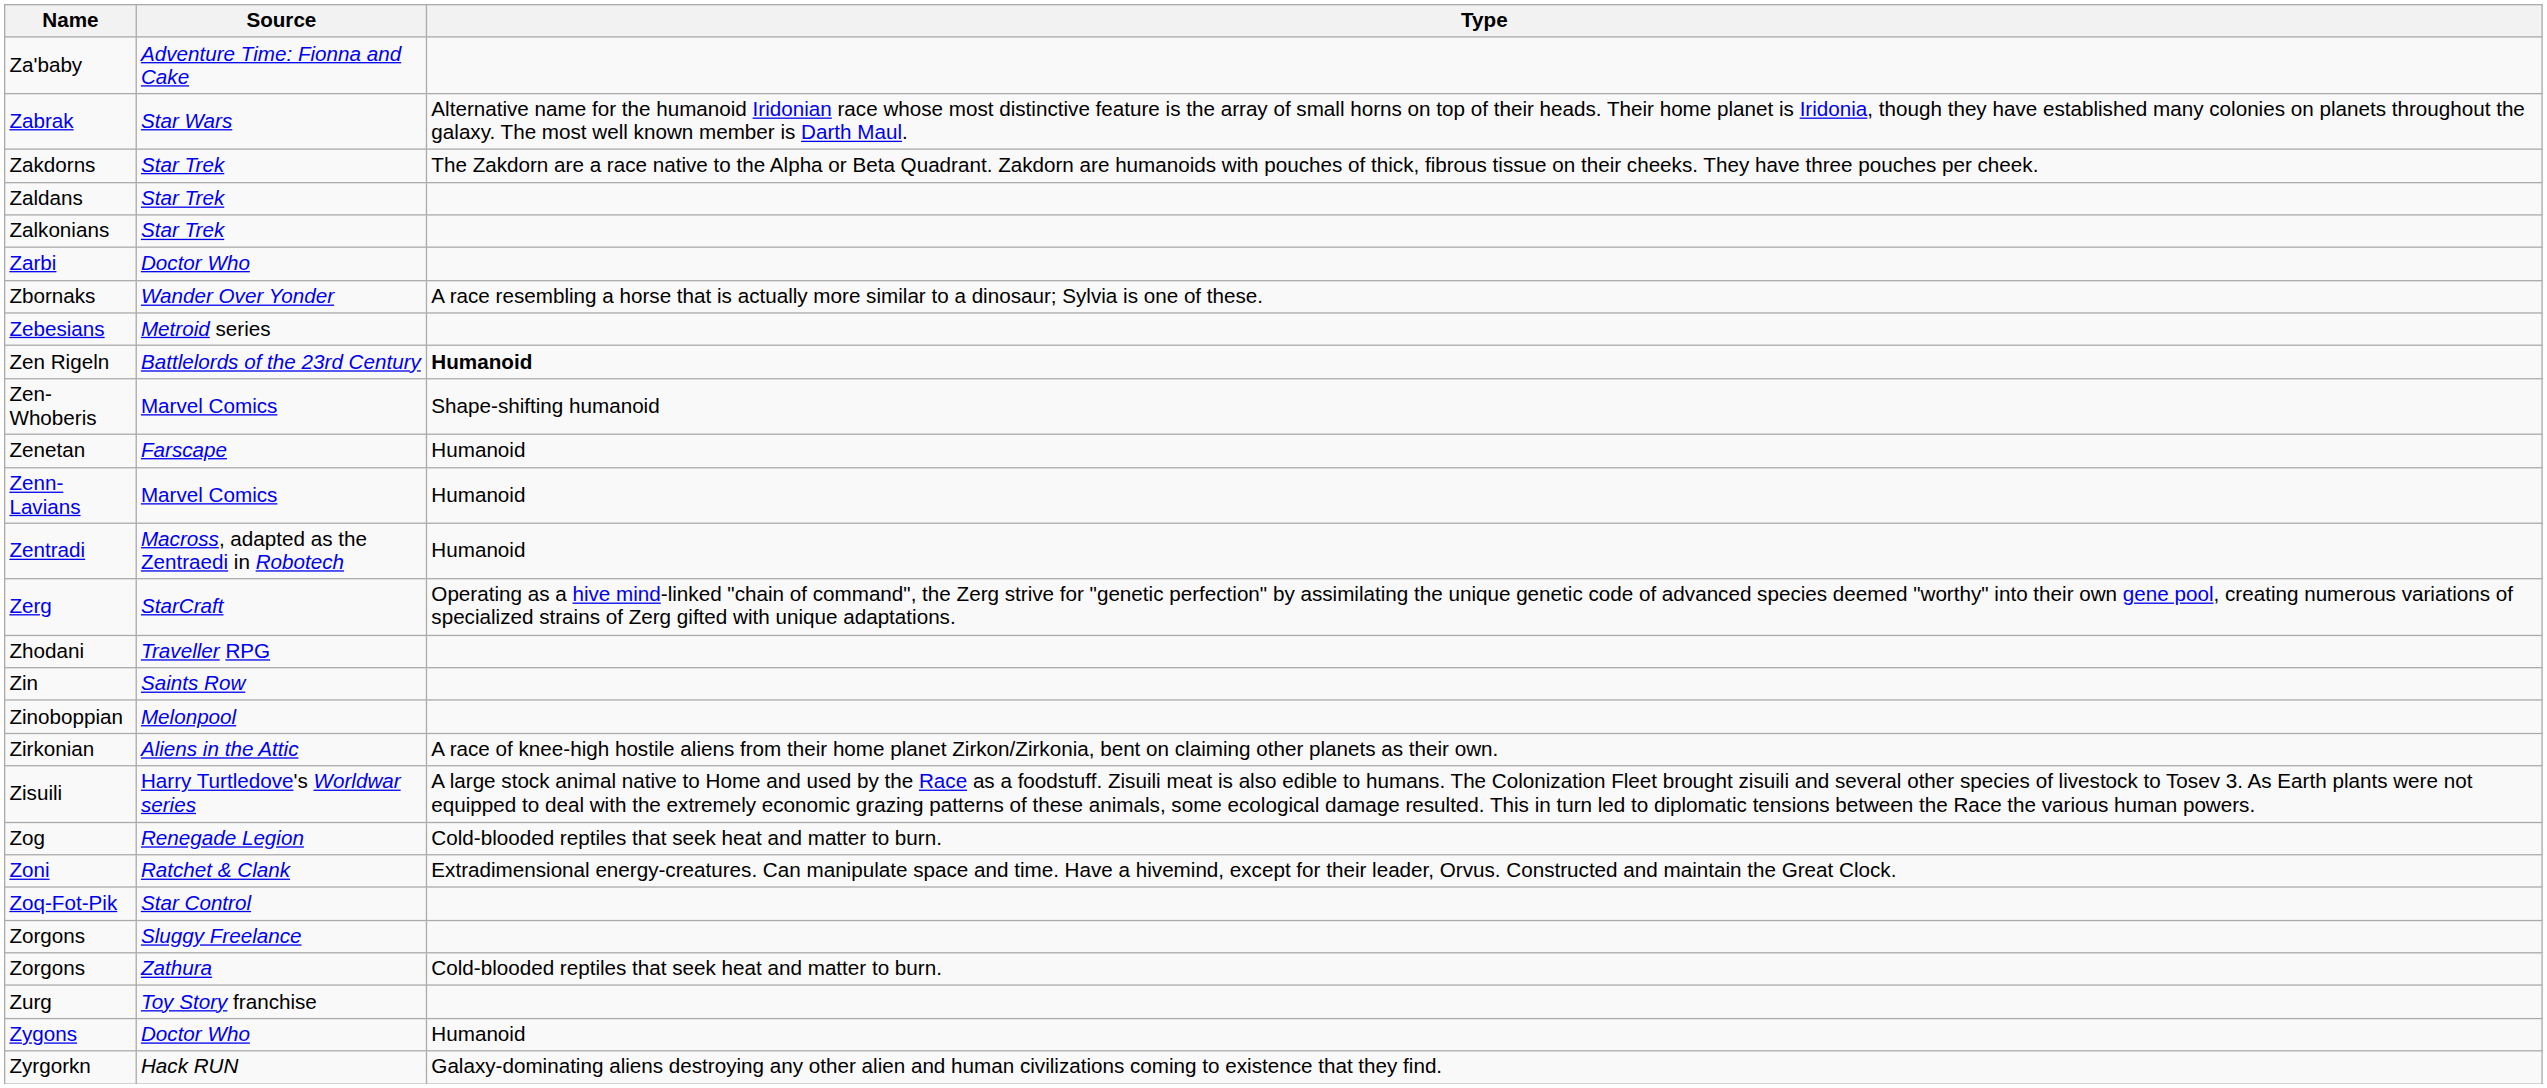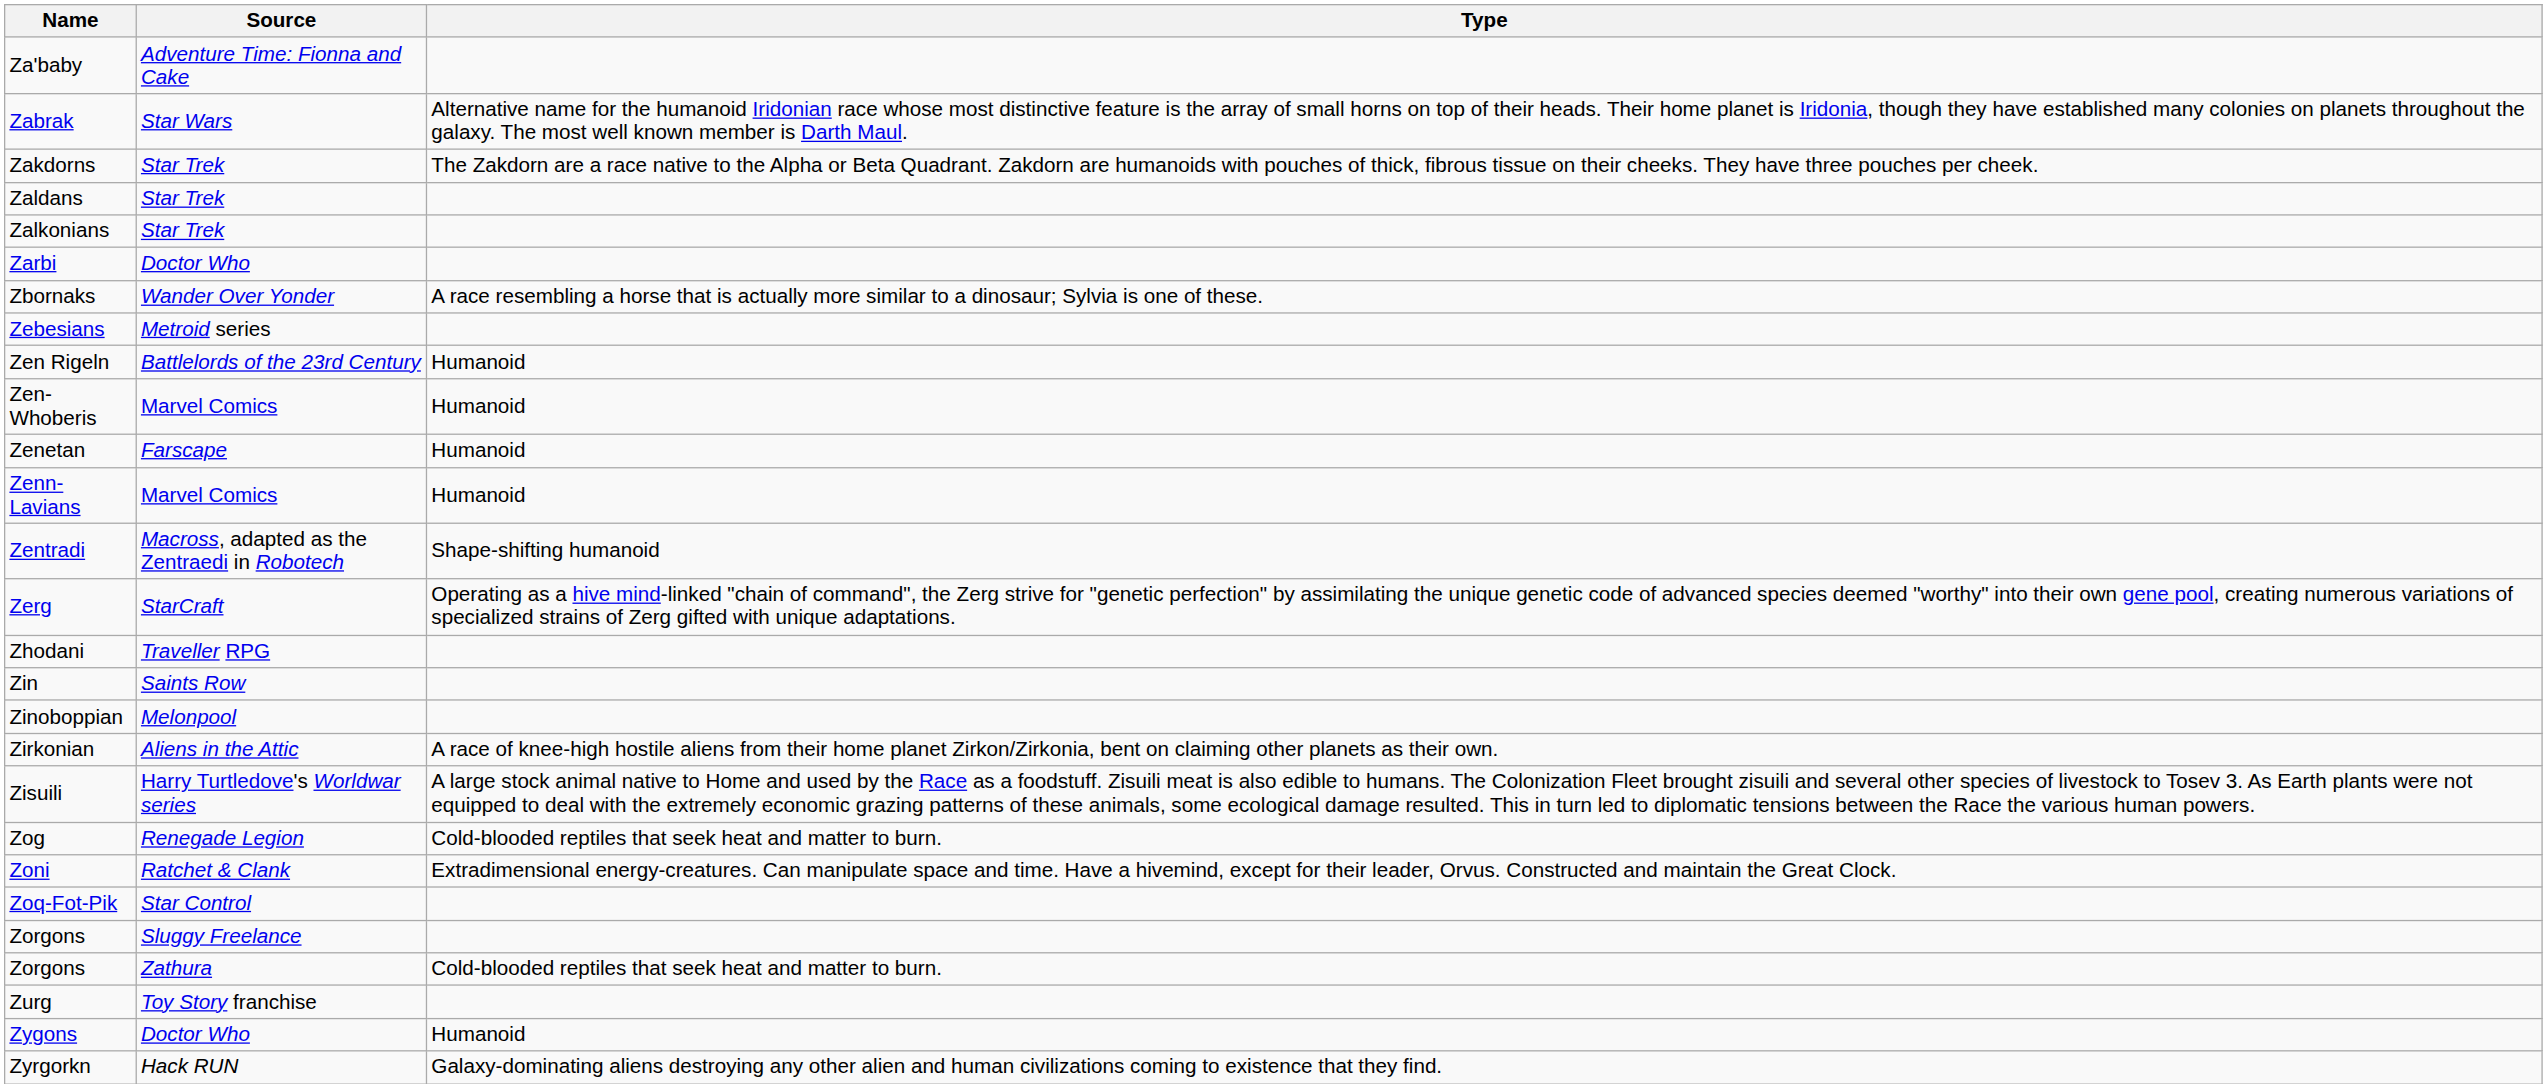(482, 361) bold -> (478, 361) normal
(546, 406) Shape-shifting humanoid -> (478, 406) Humanoid
(478, 550) Humanoid -> (546, 550) Shape-shifting humanoid
